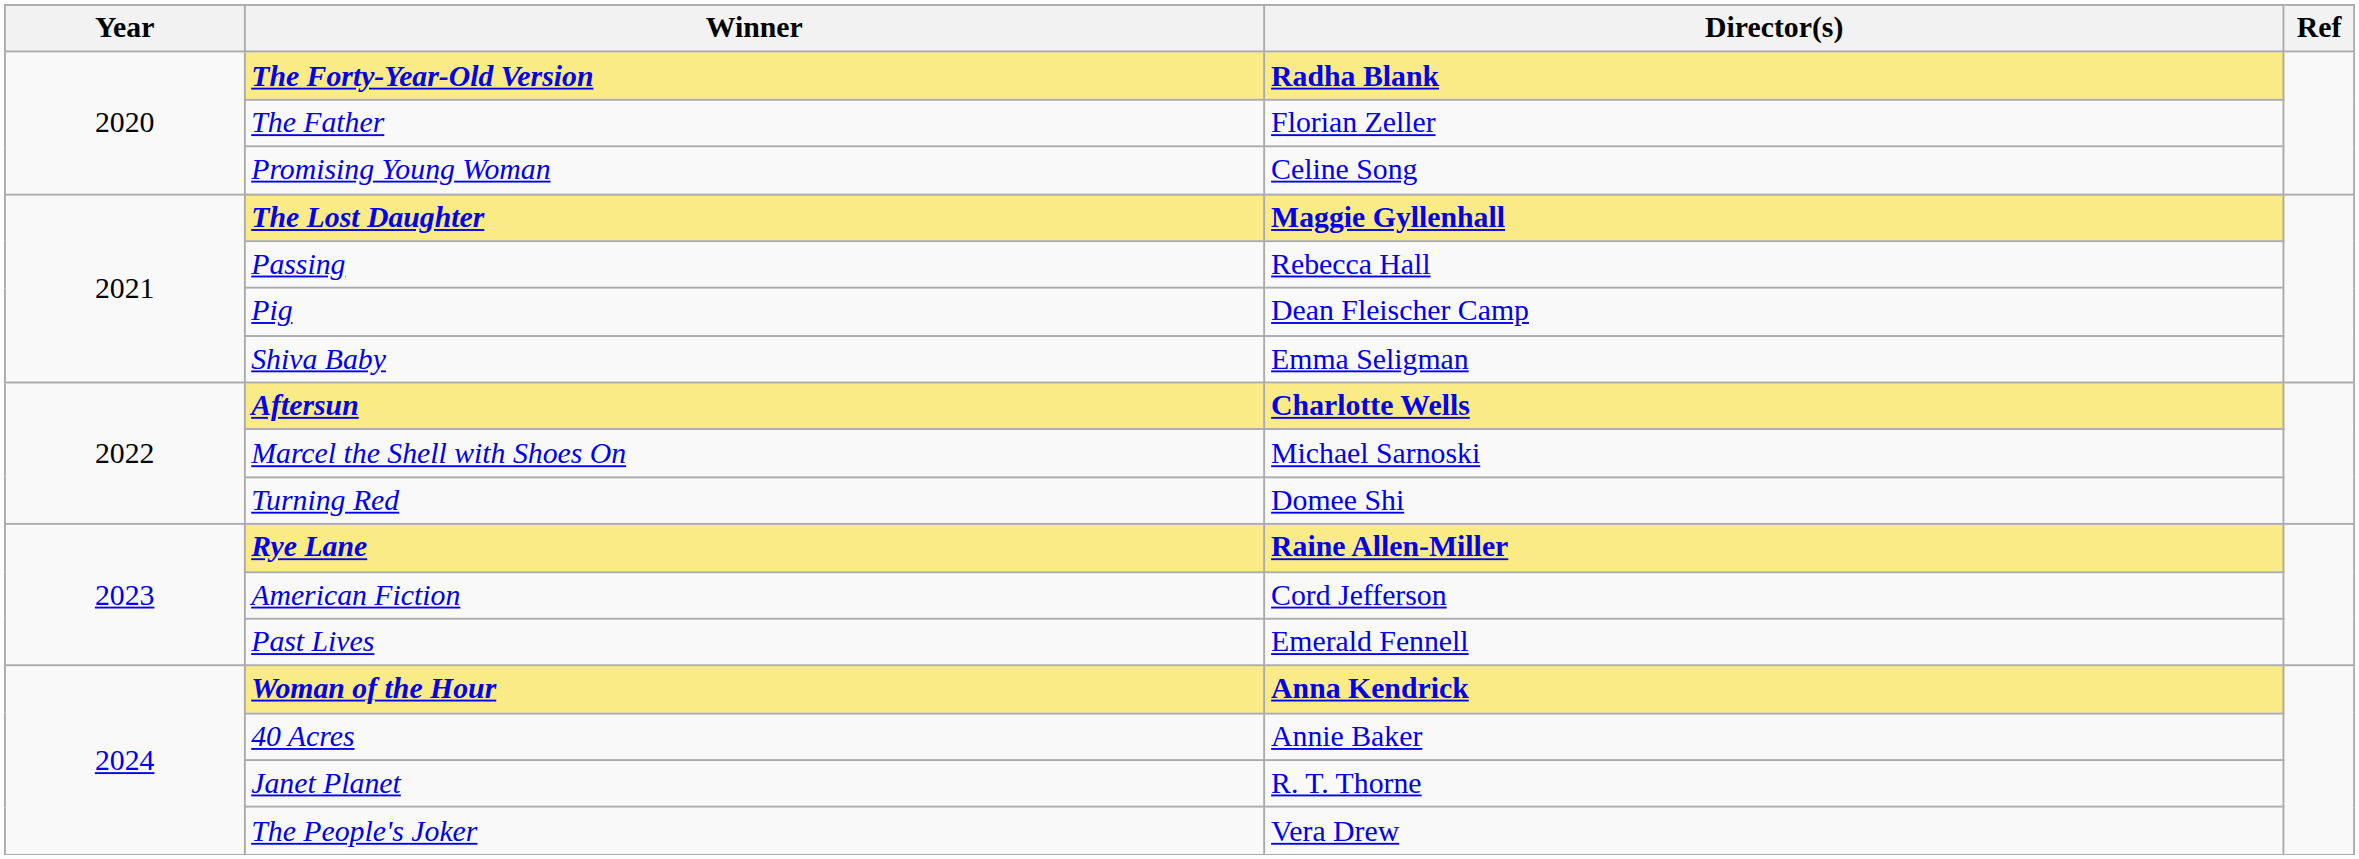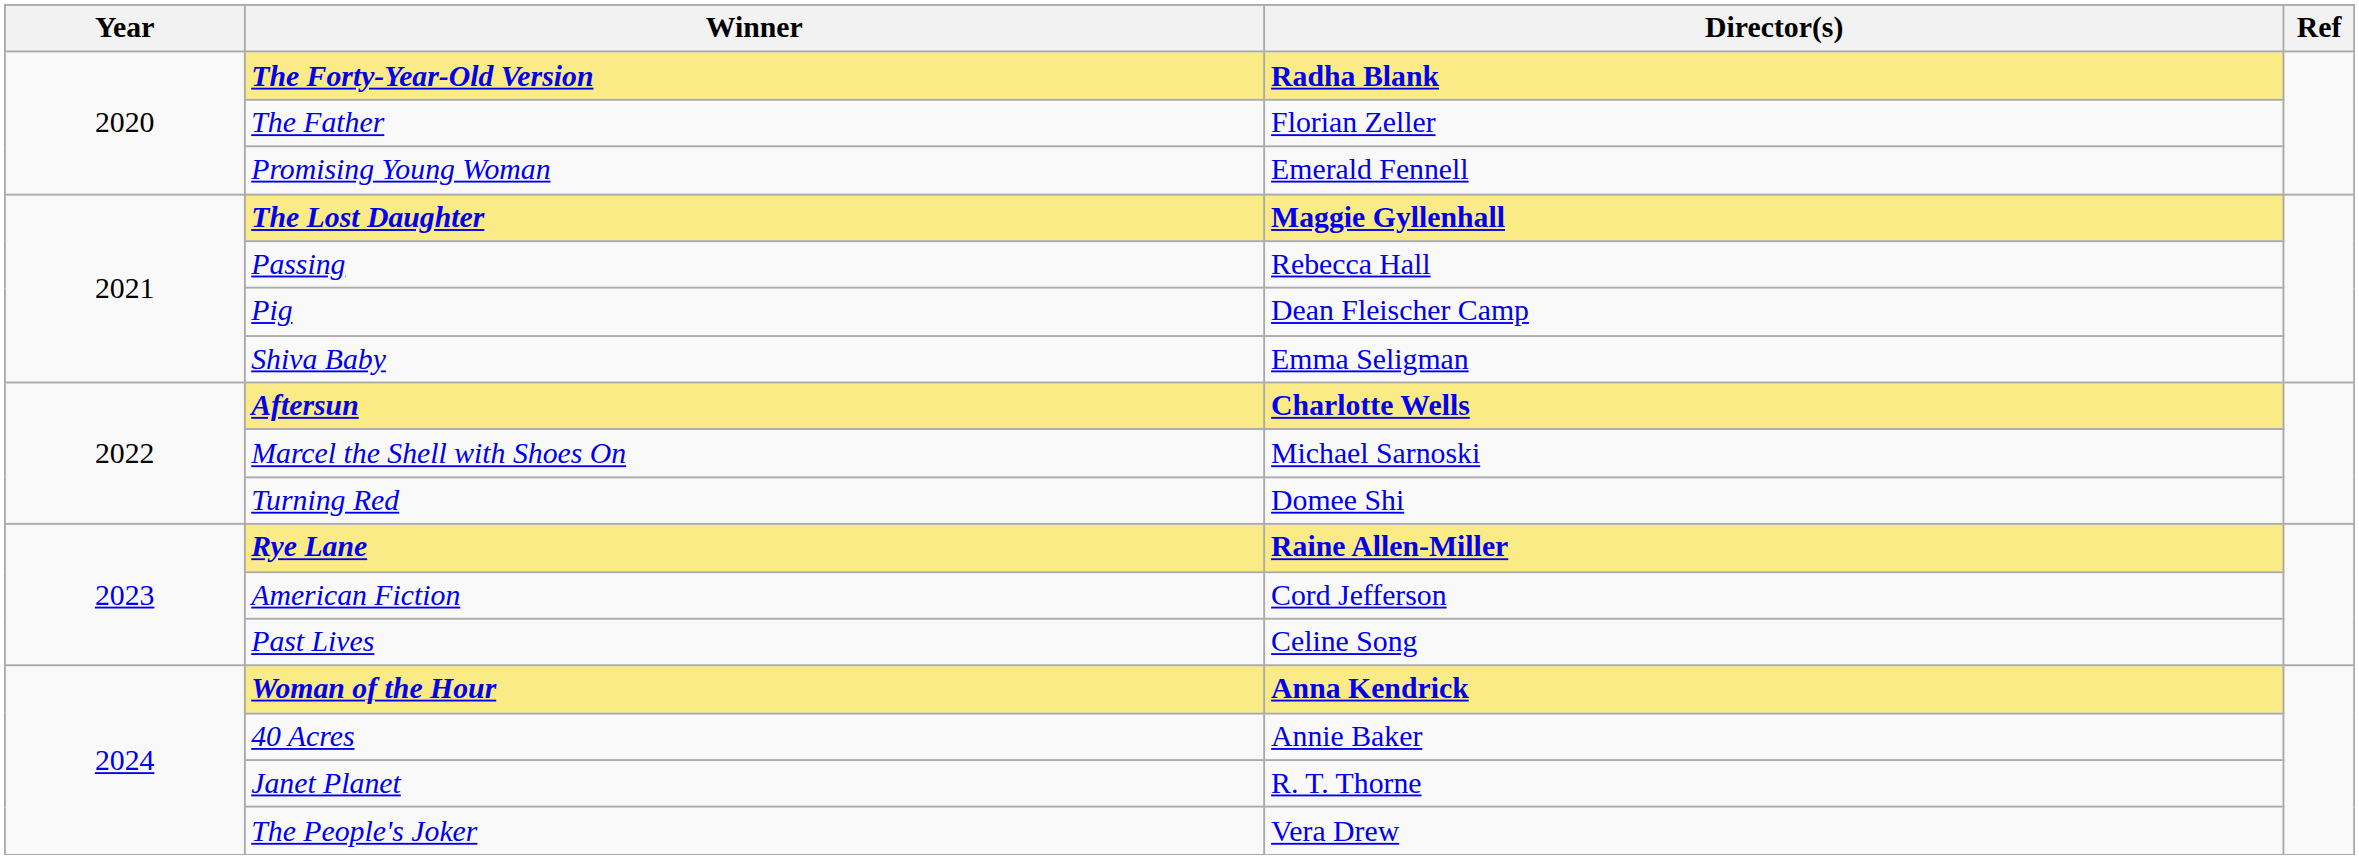(1344, 169) Celine Song -> (1370, 169) Emerald Fennell
(1370, 641) Emerald Fennell -> (1344, 641) Celine Song
